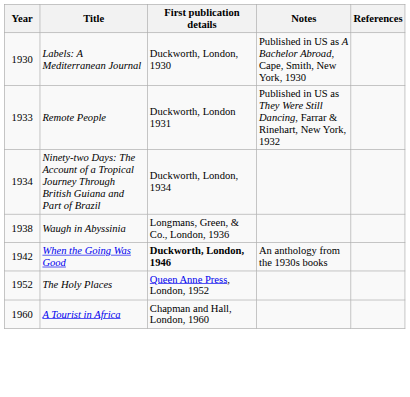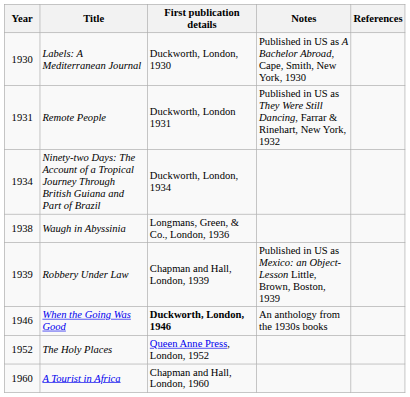(22, 117) 1933 -> (22, 117) 1931
+ row: (86, 274)
(22, 256) 1942 -> (22, 321) 1946
